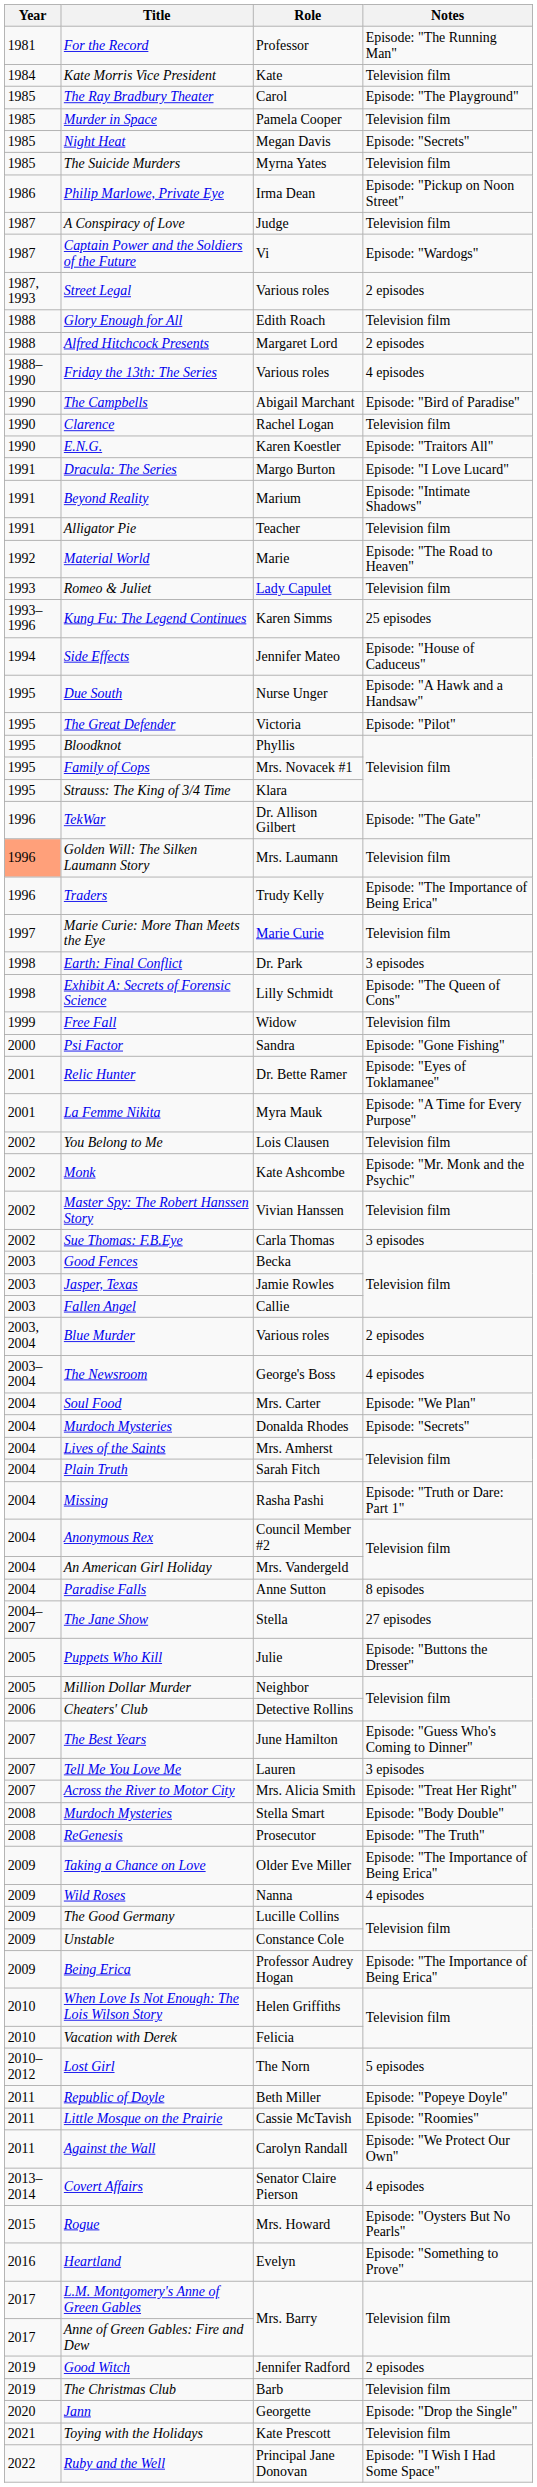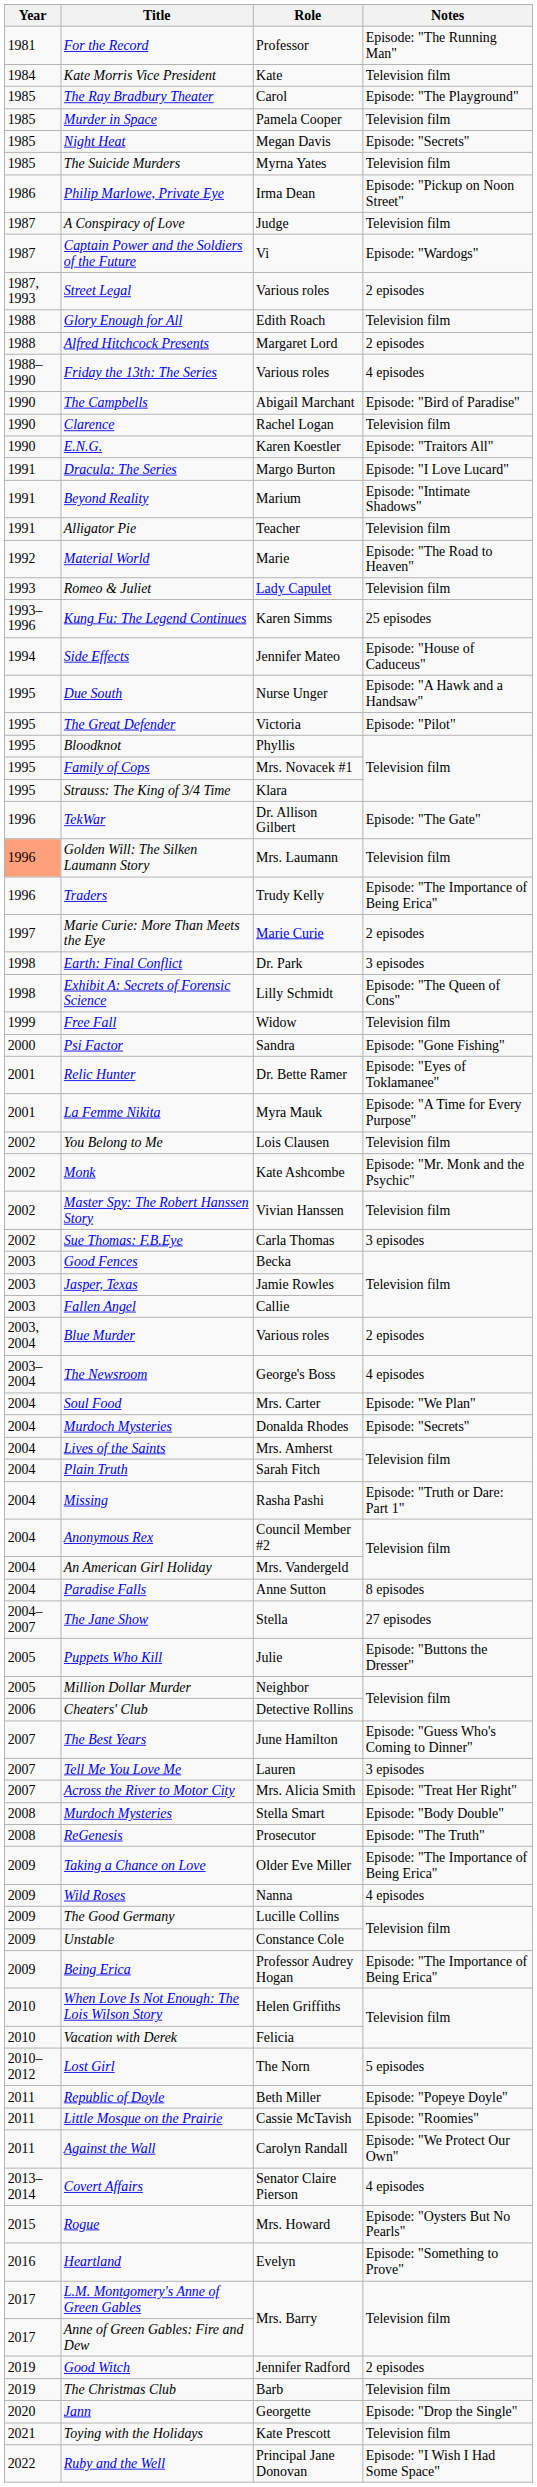(408, 933) Television film -> (395, 933) 2 episodes
